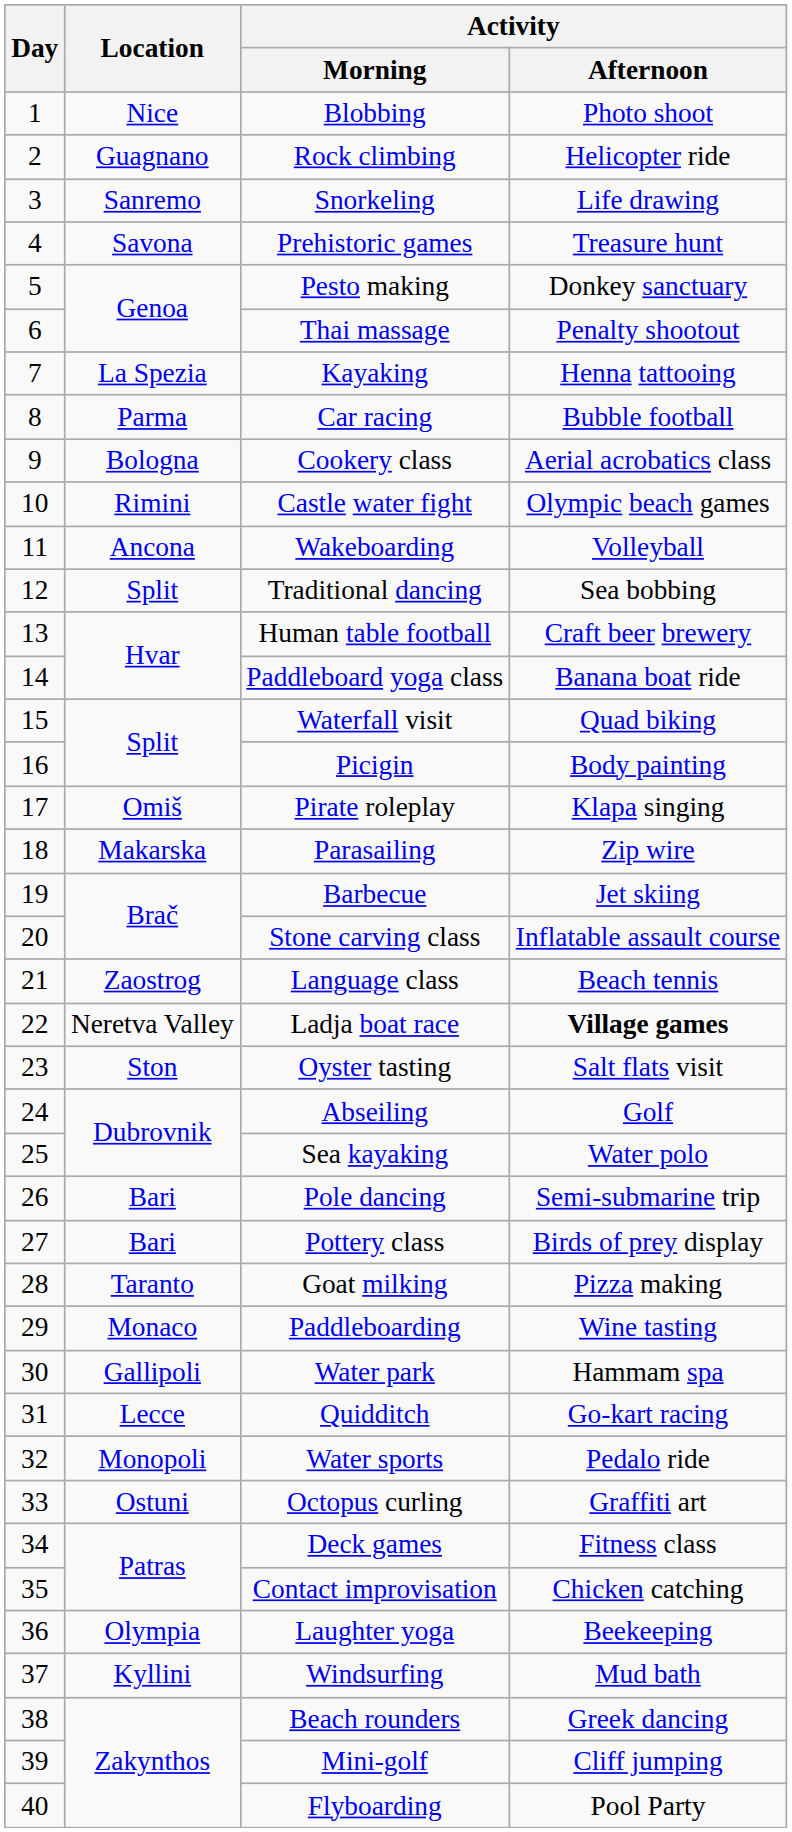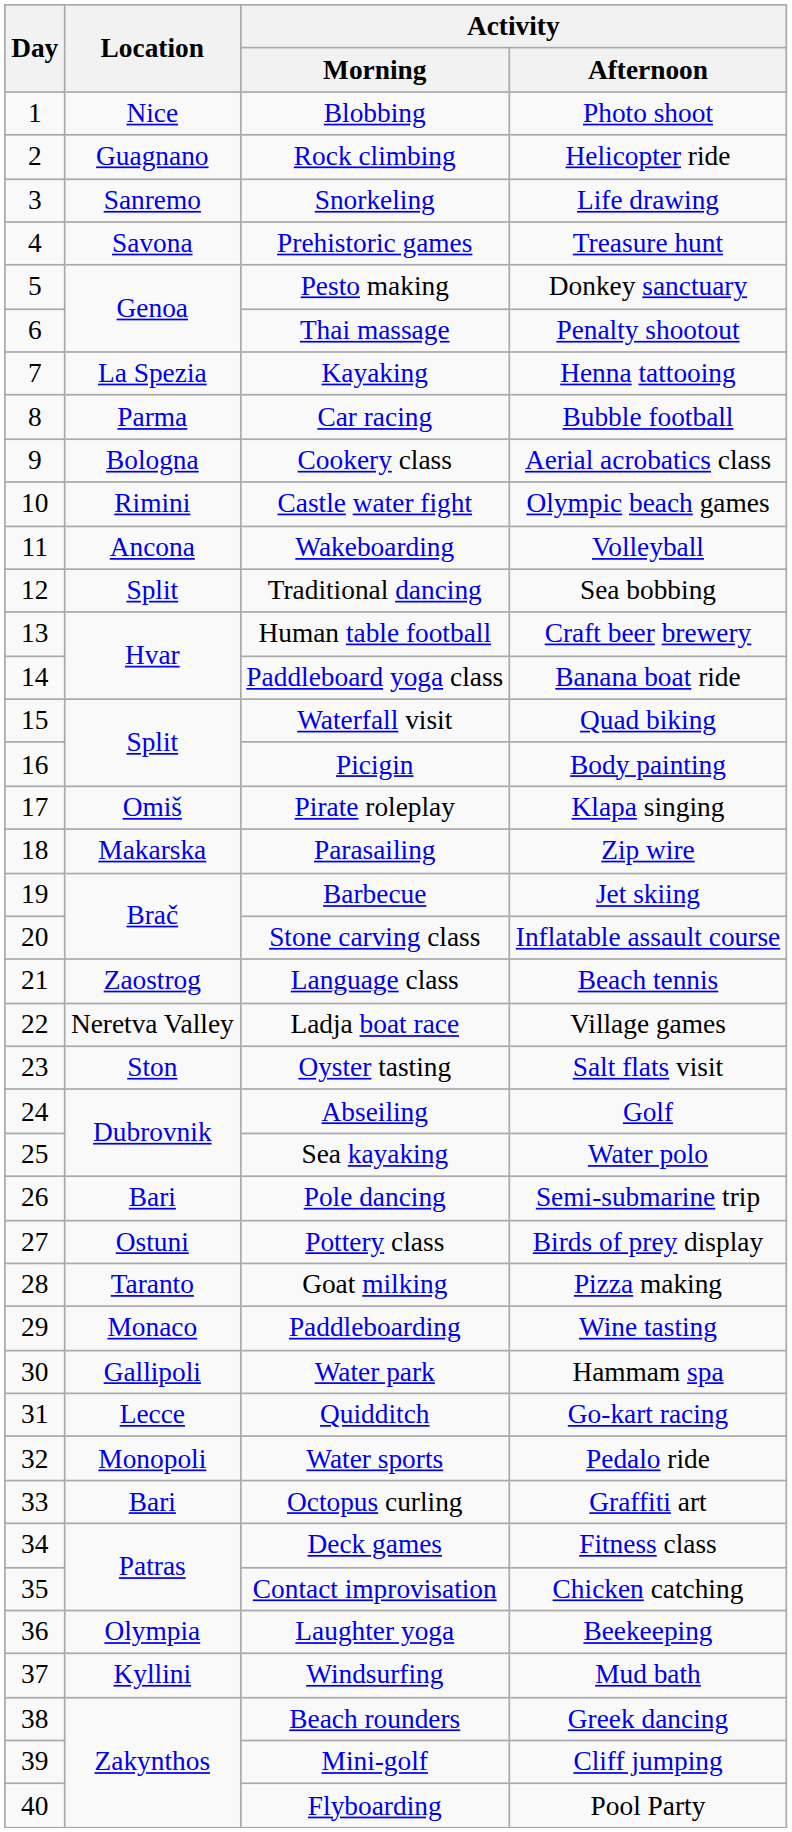(648, 1024) bold -> (648, 1024) normal
(152, 1241) Bari -> (152, 1241) Ostuni
(152, 1501) Ostuni -> (152, 1501) Bari
